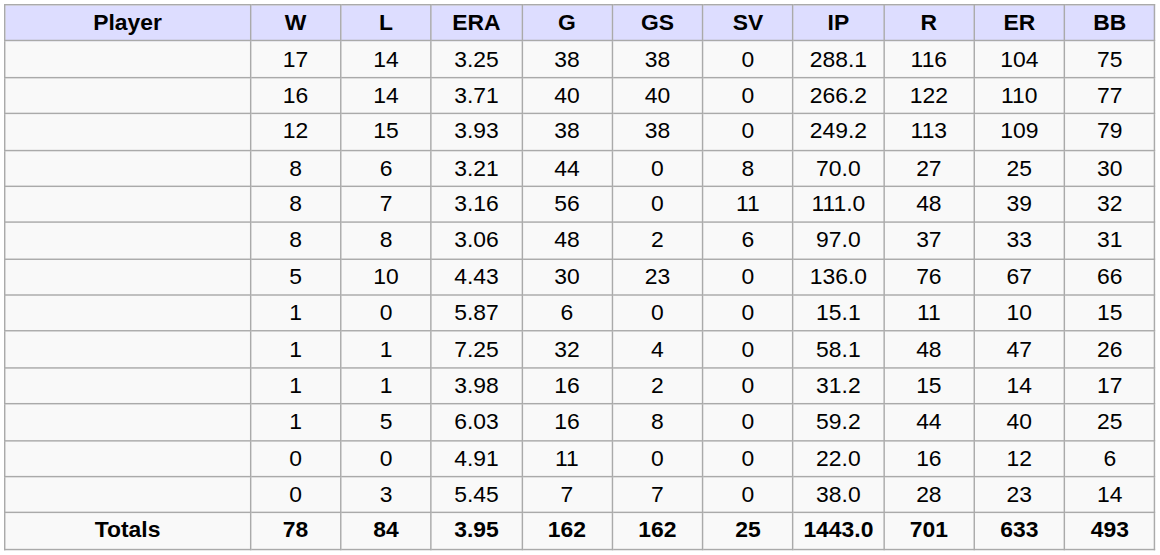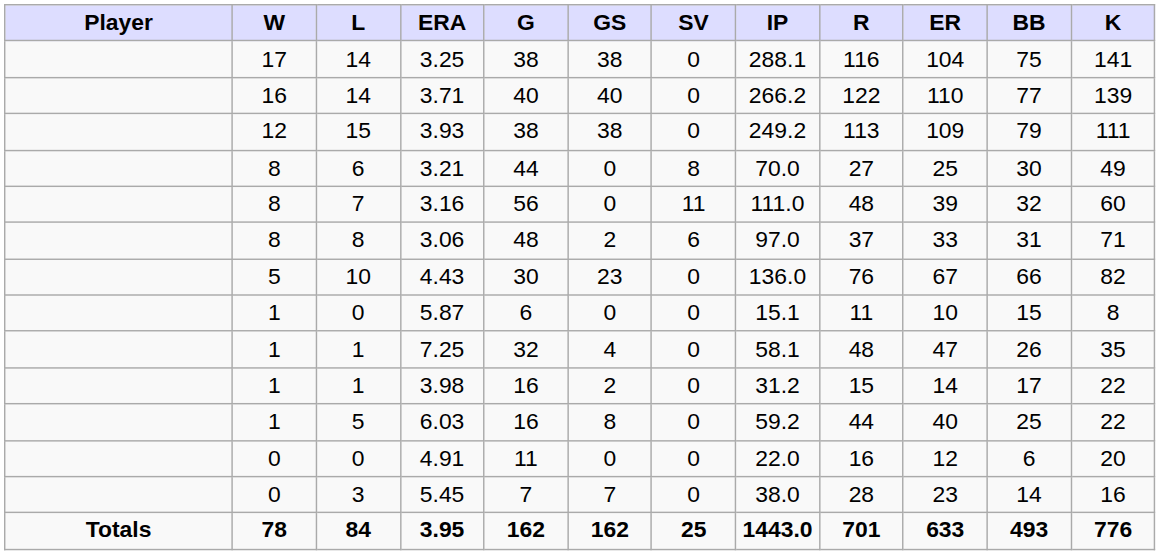+ column: (1113, 22)
